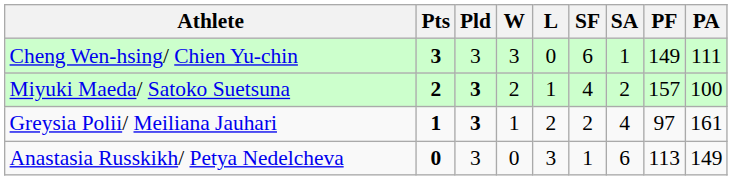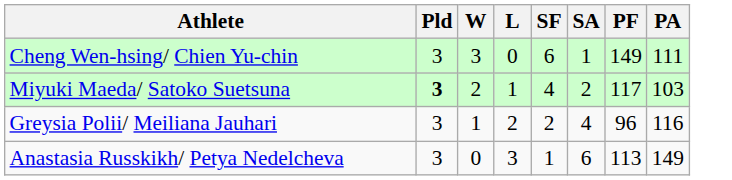- column: (436, 21)
(664, 89) 157 -> (626, 89) 117
(706, 89) 100 -> (668, 89) 103
(475, 123) bold -> (437, 123) normal
(664, 123) 97 -> (626, 123) 96
(706, 123) 161 -> (668, 123) 116
